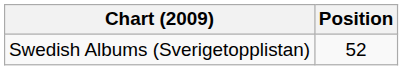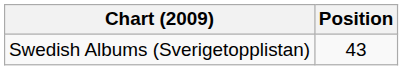(356, 49) 52 -> (356, 49) 43
